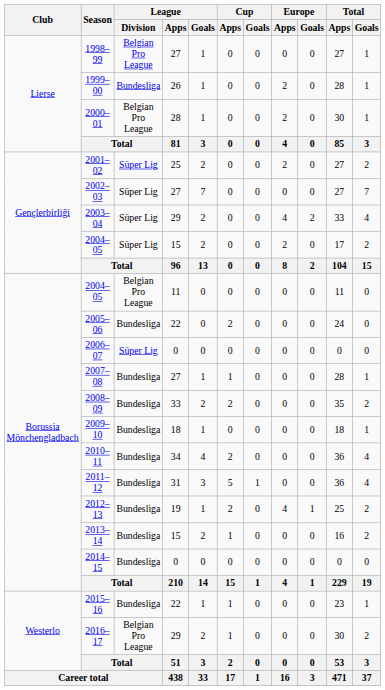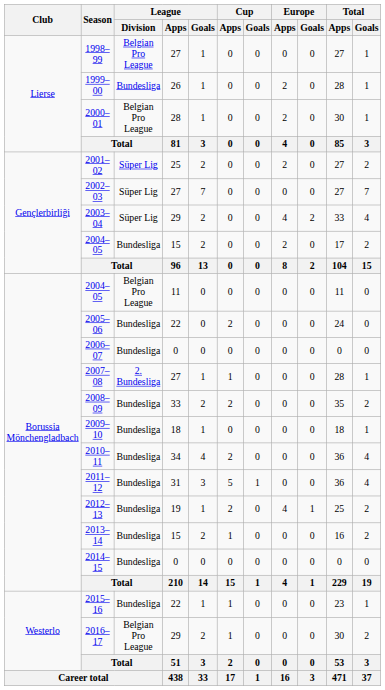(138, 244) Süper Lig -> (138, 244) Bundesliga
(138, 350) Süper Lig -> (138, 350) Bundesliga
(138, 377) Bundesliga -> (138, 377) 2. Bundesliga
